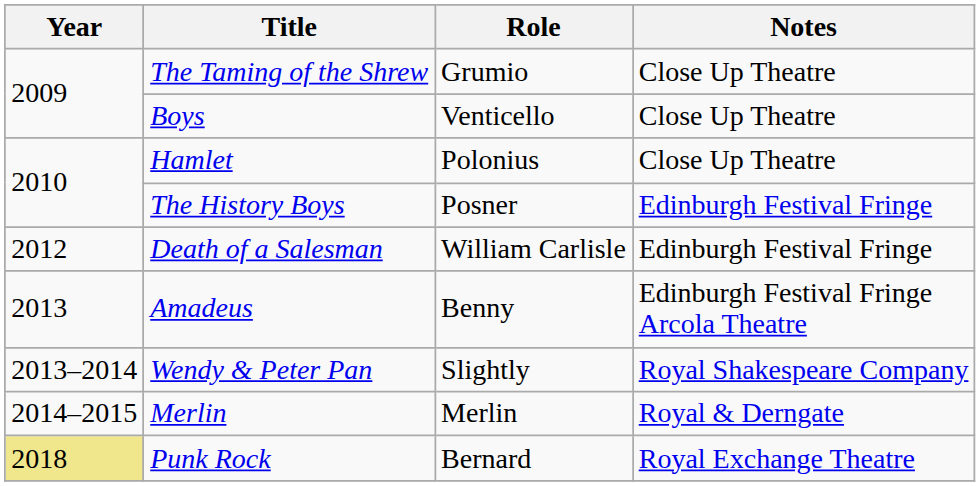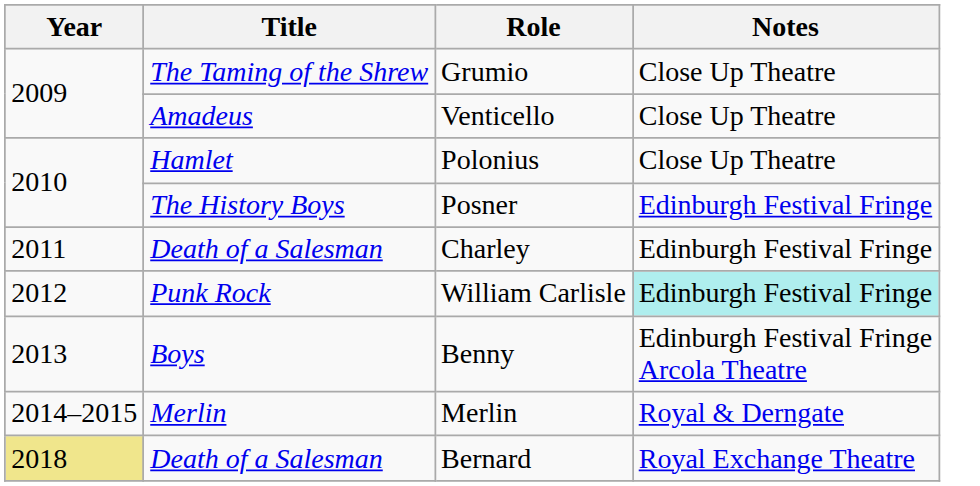(177, 115) Boys -> (202, 115) Amadeus
+ row: (485, 248)
(266, 248) Death of a Salesman -> (210, 293) Punk Rock
(785, 248) no background -> (785, 293) paleturquoise background
(202, 308) Amadeus -> (177, 353) Boys
- row: (485, 369)
(210, 457) Punk Rock -> (266, 457) Death of a Salesman
